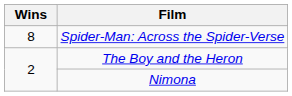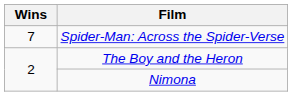(31, 36) 8 -> (31, 36) 7
